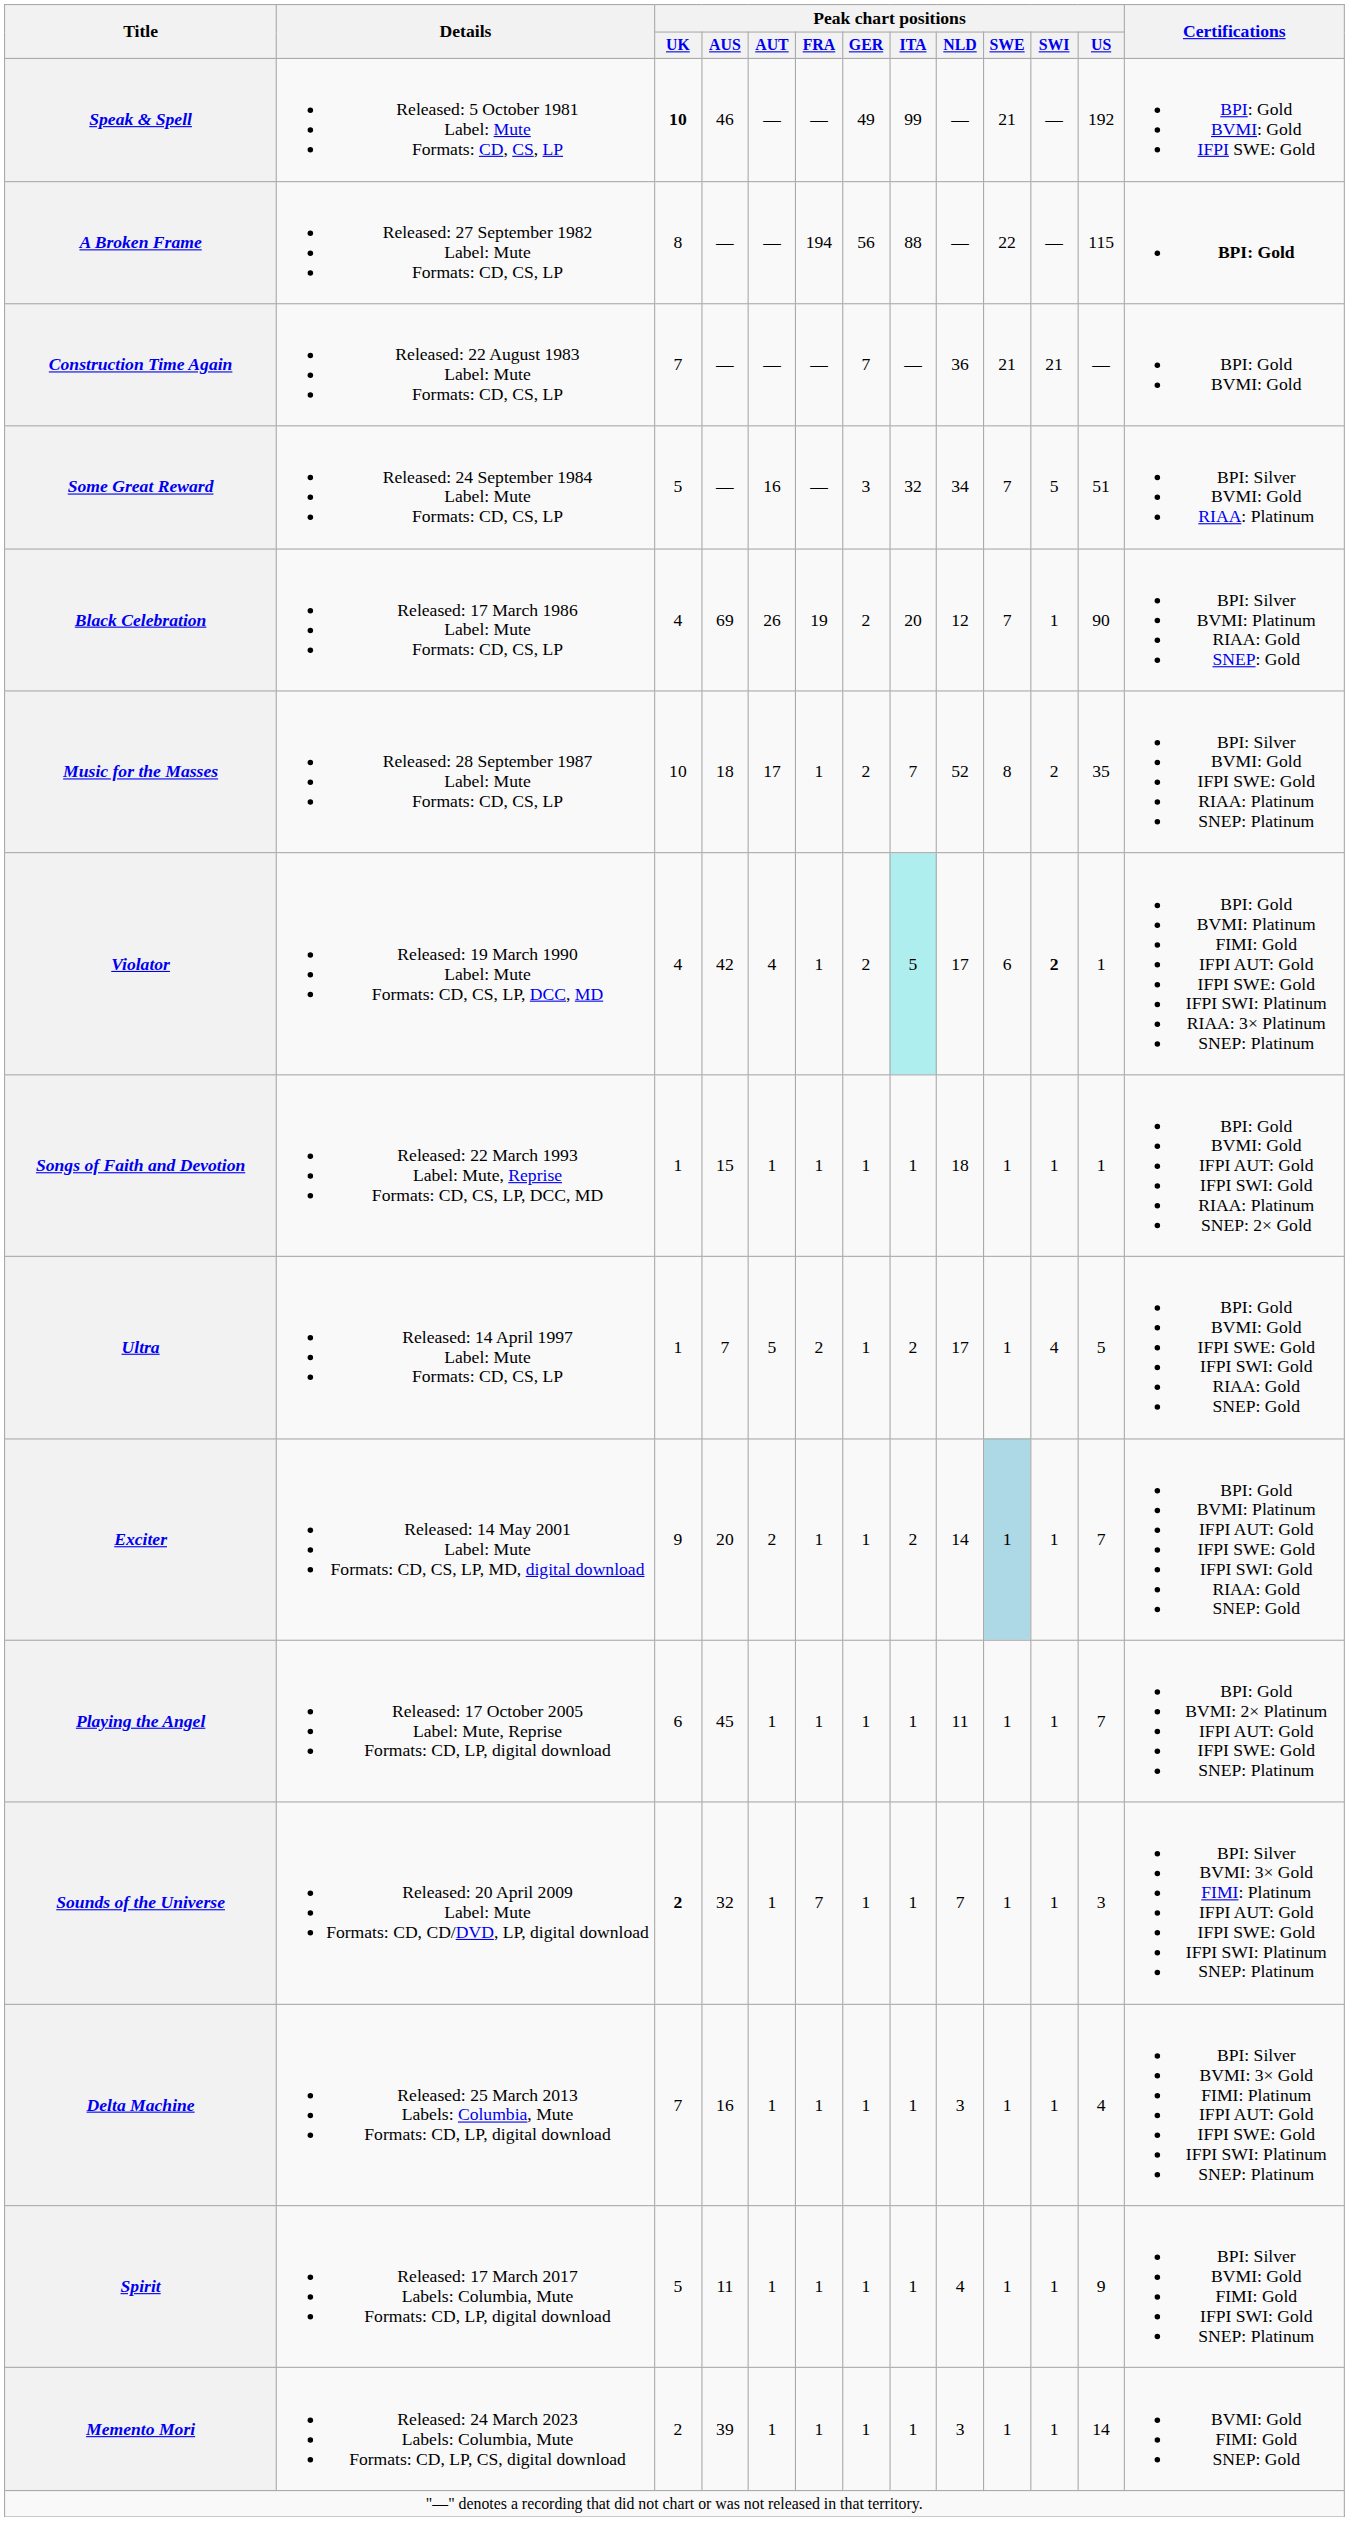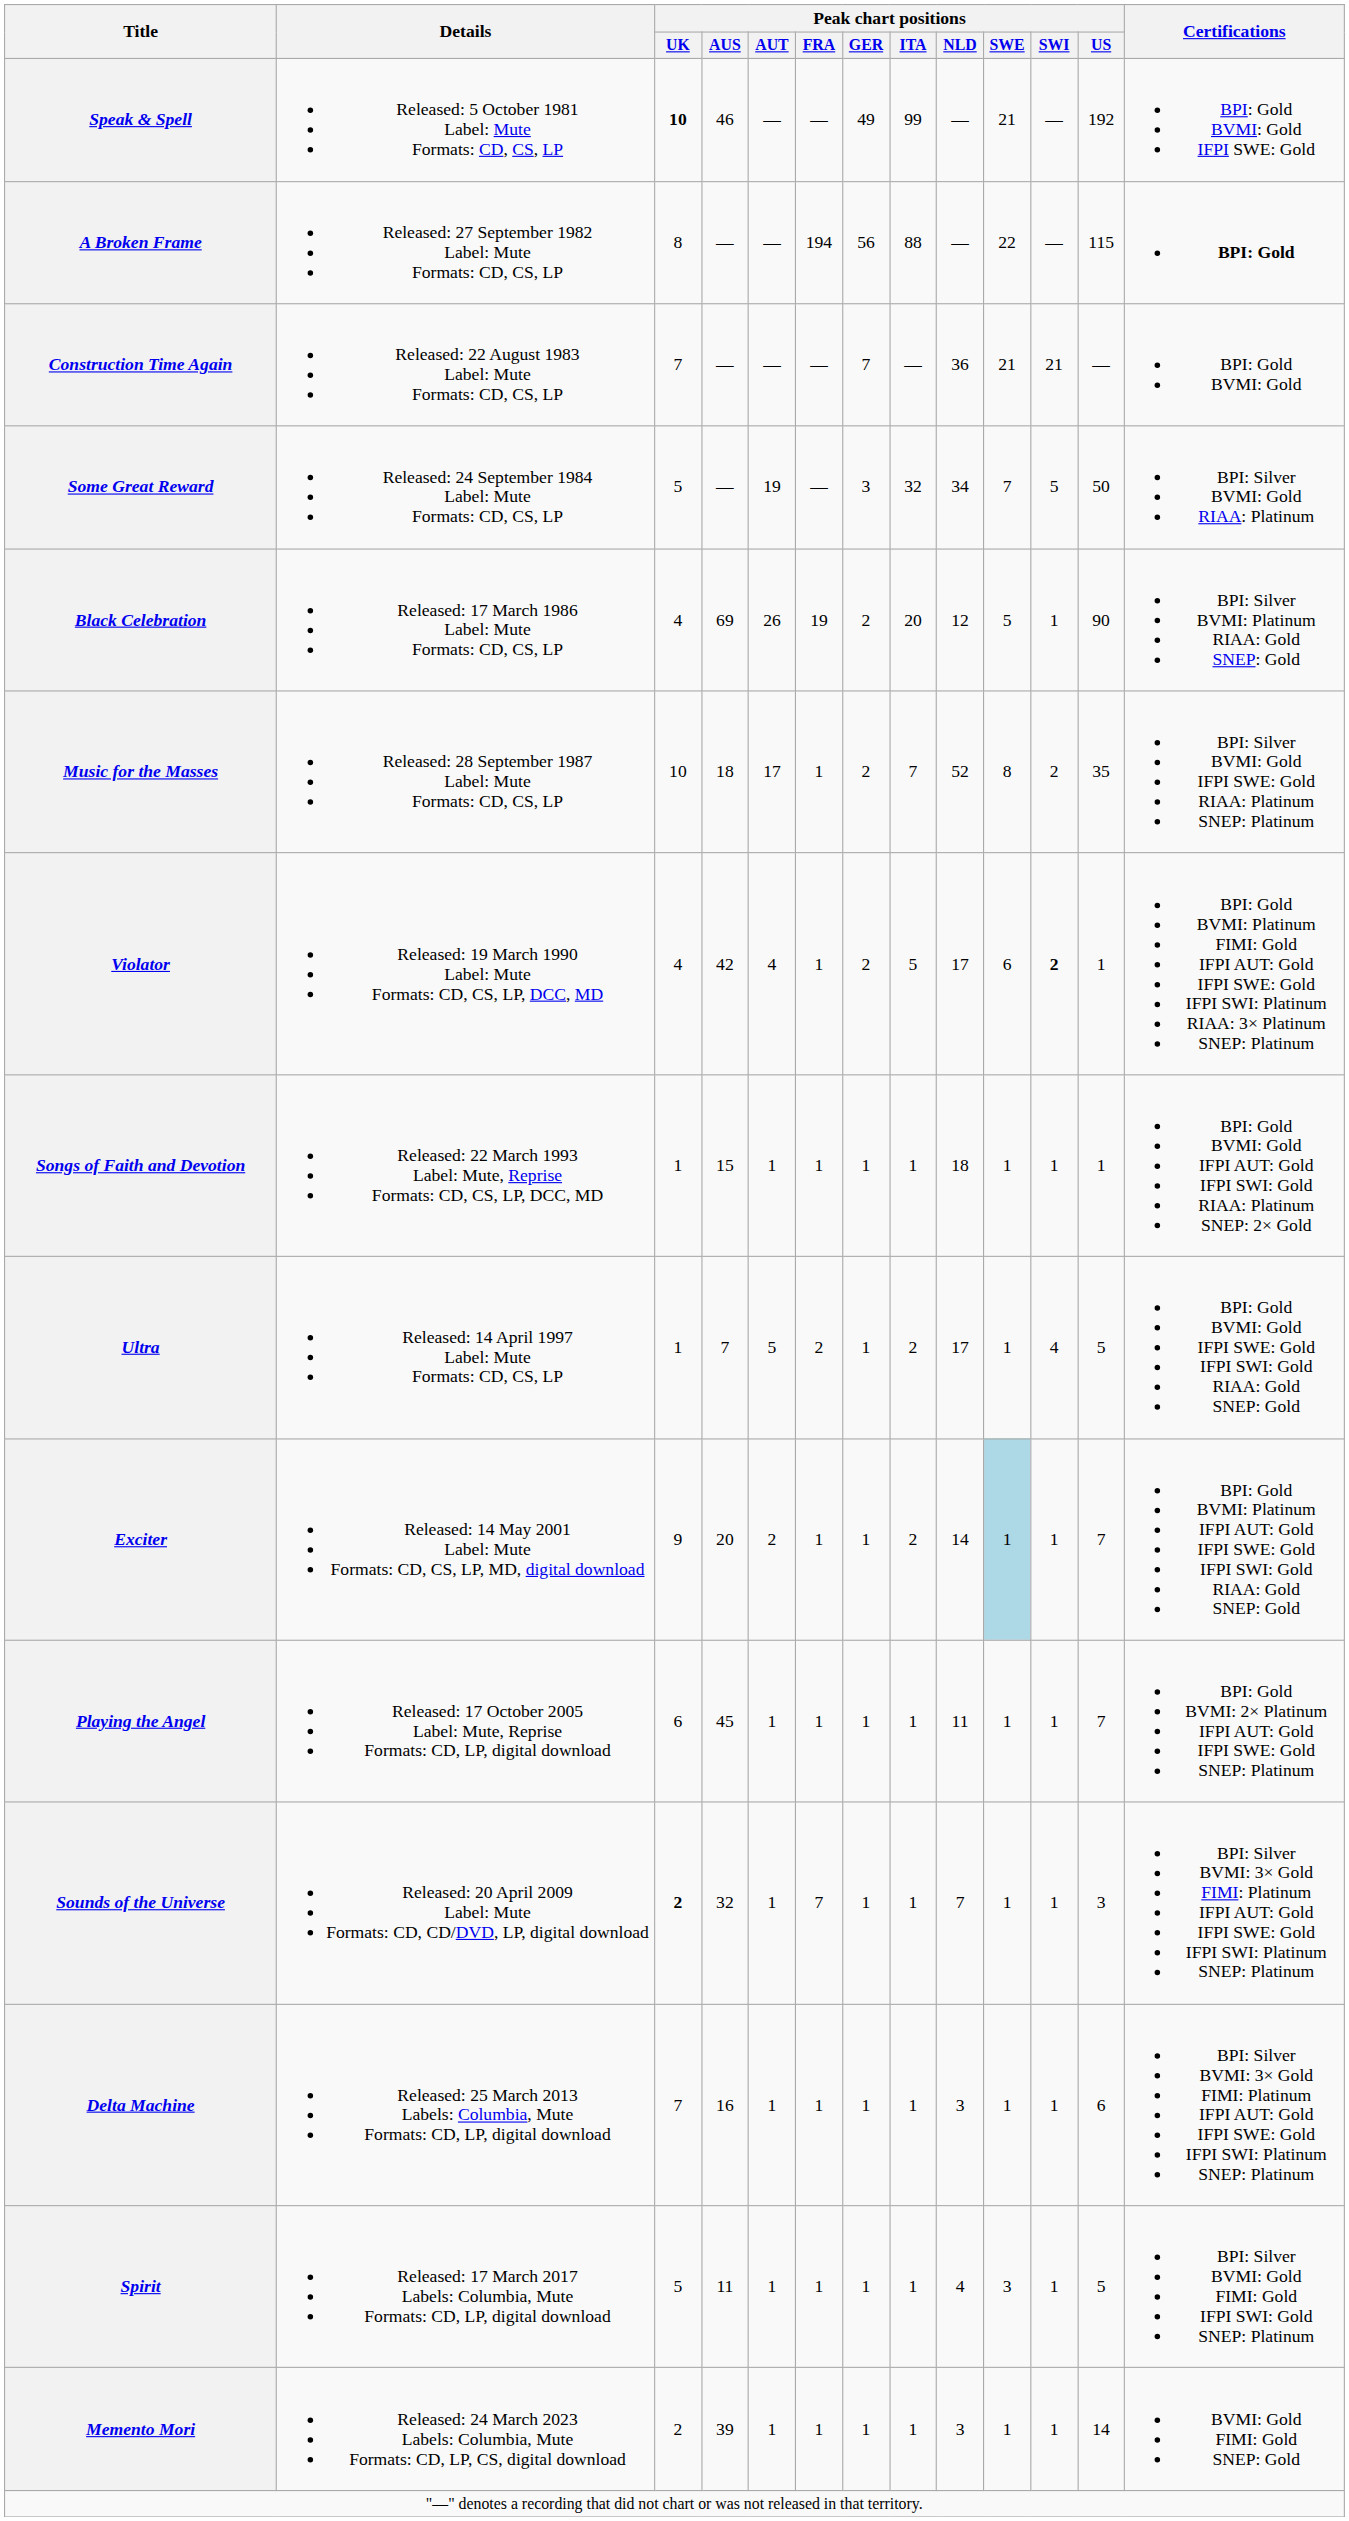(772, 487) 16 -> (772, 487) 19
(1101, 487) 51 -> (1101, 487) 50
(1007, 619) 7 -> (1007, 619) 5
(913, 963) paleturquoise background -> (913, 963) no background
(1101, 2104) 4 -> (1101, 2104) 6
(1007, 2286) 1 -> (1007, 2286) 3
(1101, 2286) 9 -> (1101, 2286) 5
